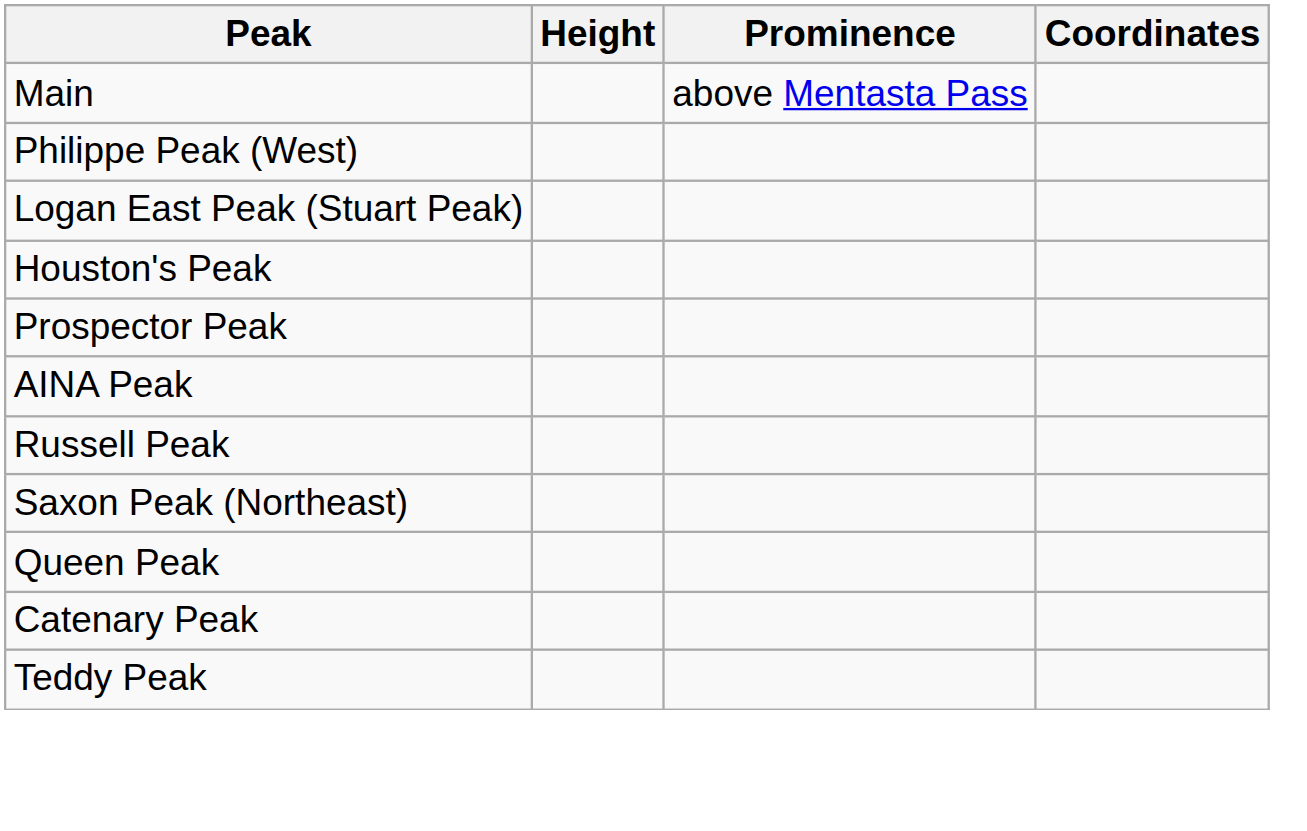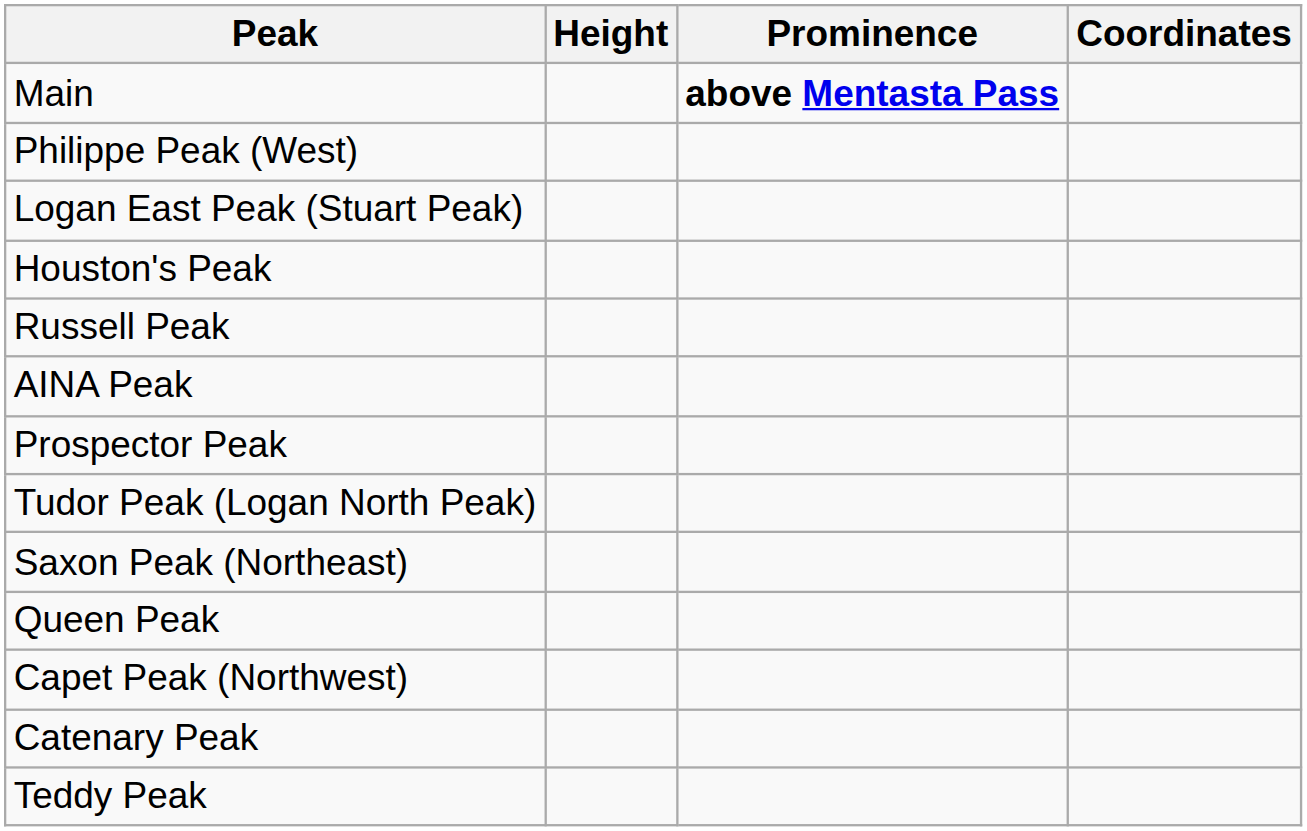(850, 92) normal -> (872, 92) bold
rows swapped: (150, 326) <-> (122, 444)
+ row: (275, 502)
+ row: (211, 678)
